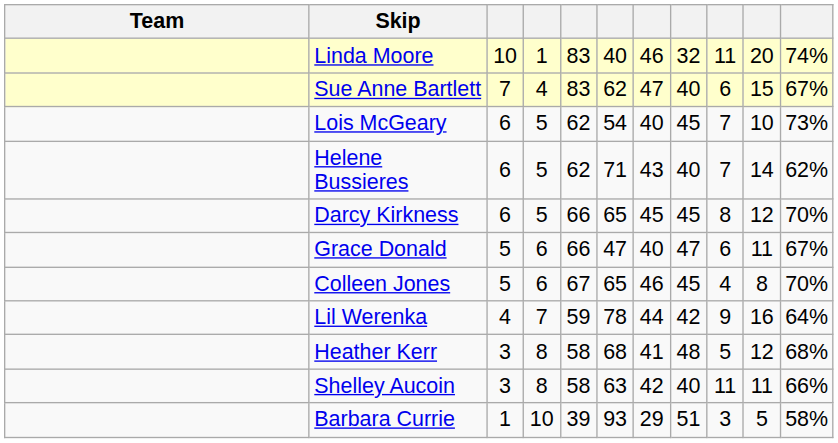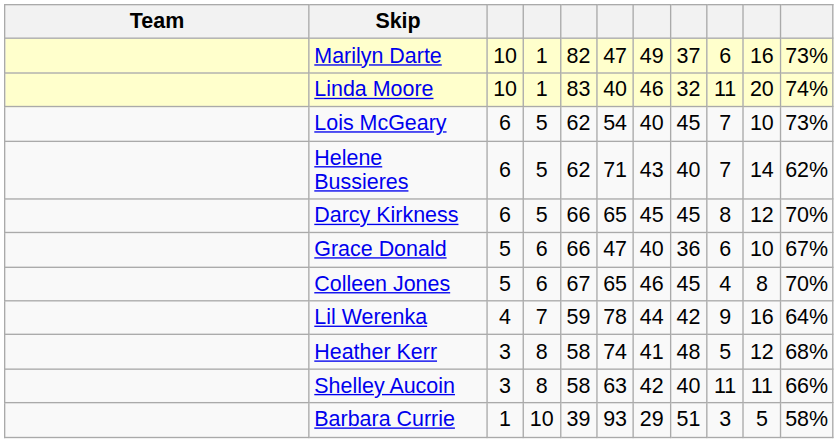+ row: (378, 55)
- row: (398, 89)
(688, 249) 47 -> (688, 249) 36
(762, 249) 11 -> (762, 249) 10
(615, 351) 68 -> (615, 351) 74
